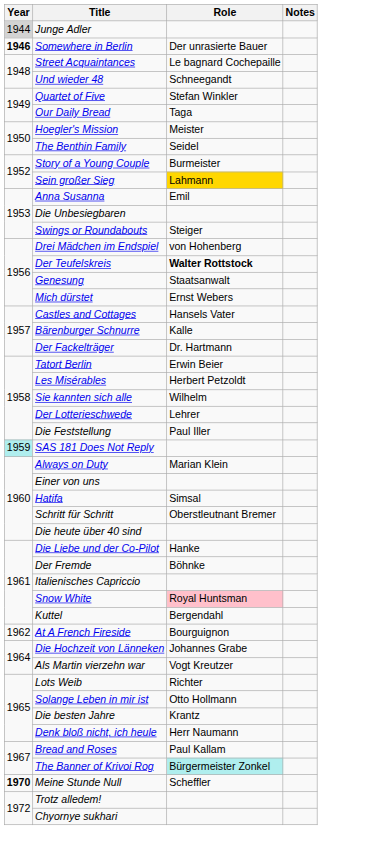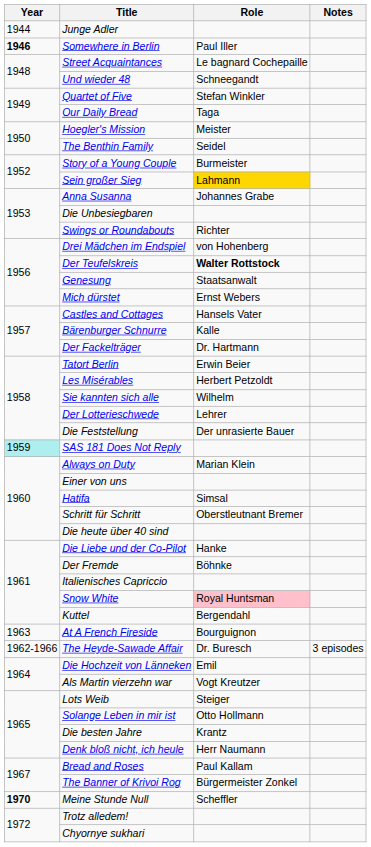(19, 29) lightgrey background -> (19, 29) no background
(218, 46) Der unrasierte Bauer -> (217, 46) Paul Iller
(179, 197) Emil -> (235, 197) Johannes Grabe
(186, 230) Steiger -> (213, 230) Richter
(190, 431) Paul Iller -> (245, 431) Der unrasierte Bauer
(19, 632) 1962 -> (19, 632) 1963
+ row: (122, 649)
(208, 649) Johannes Grabe -> (206, 666) Emil
(186, 682) Richter -> (213, 699) Steiger
(220, 766) paleturquoise background -> (247, 783) no background
